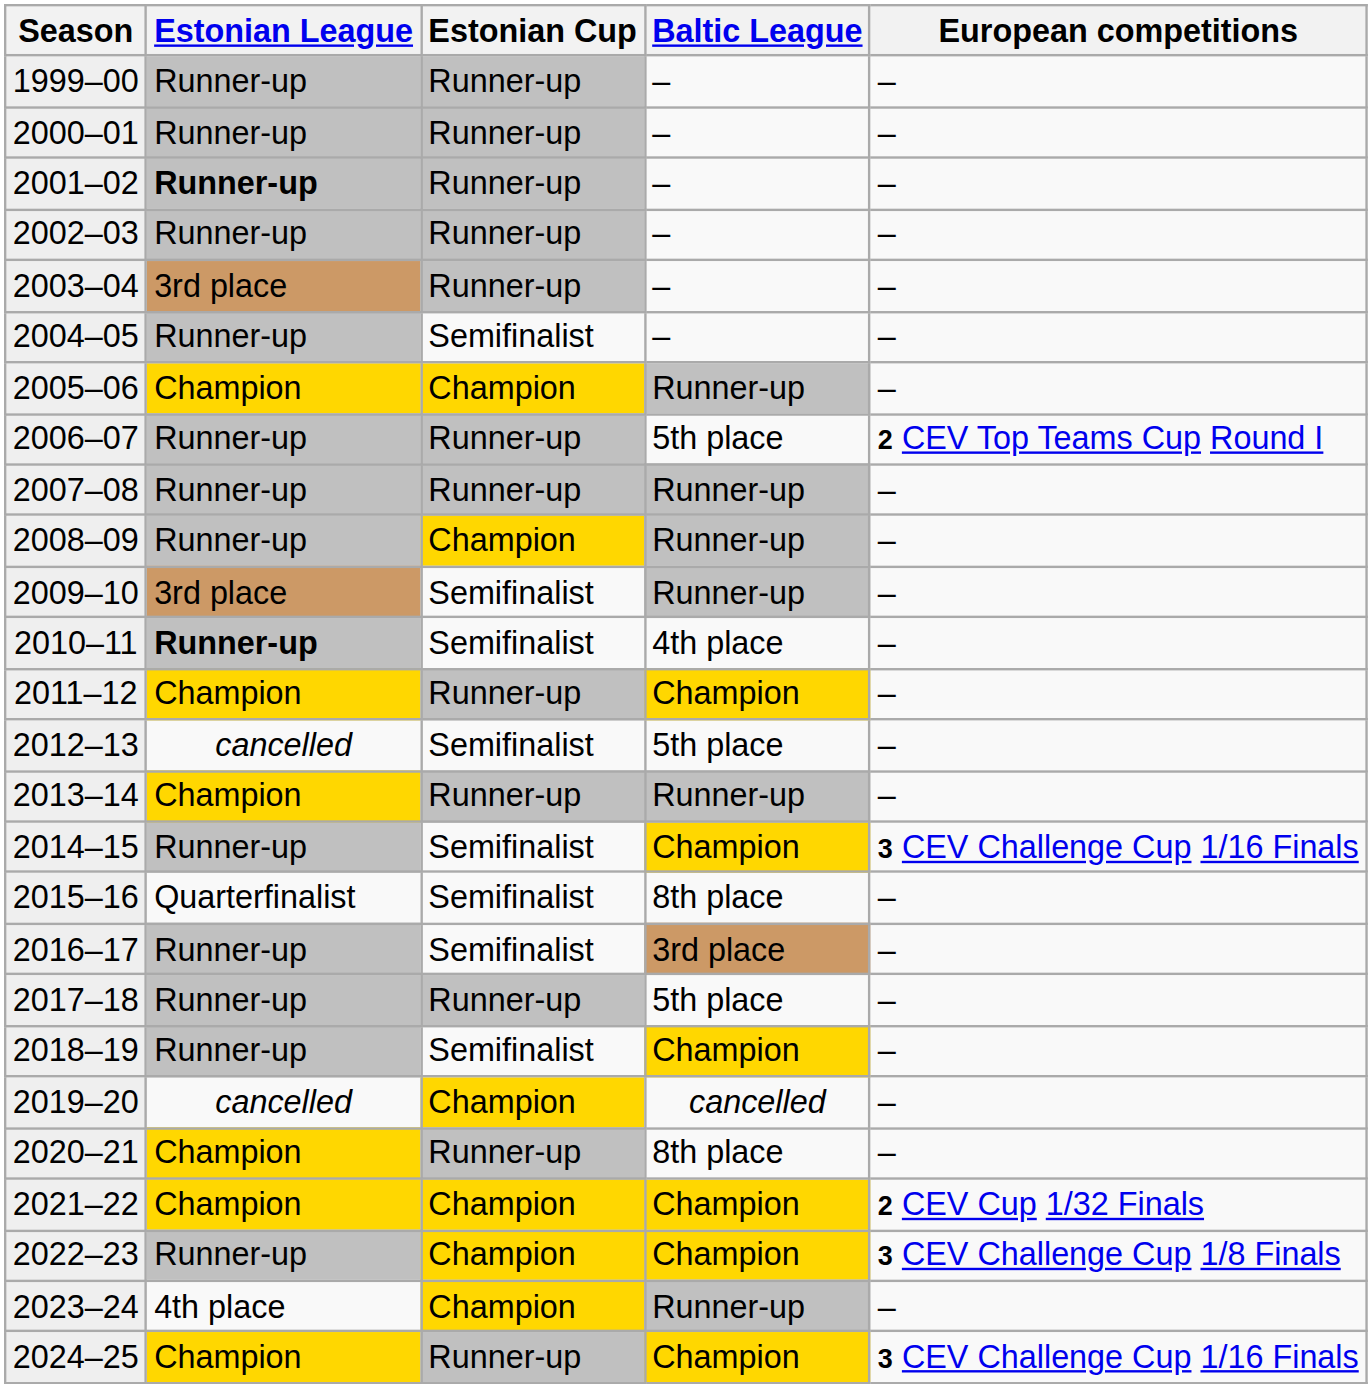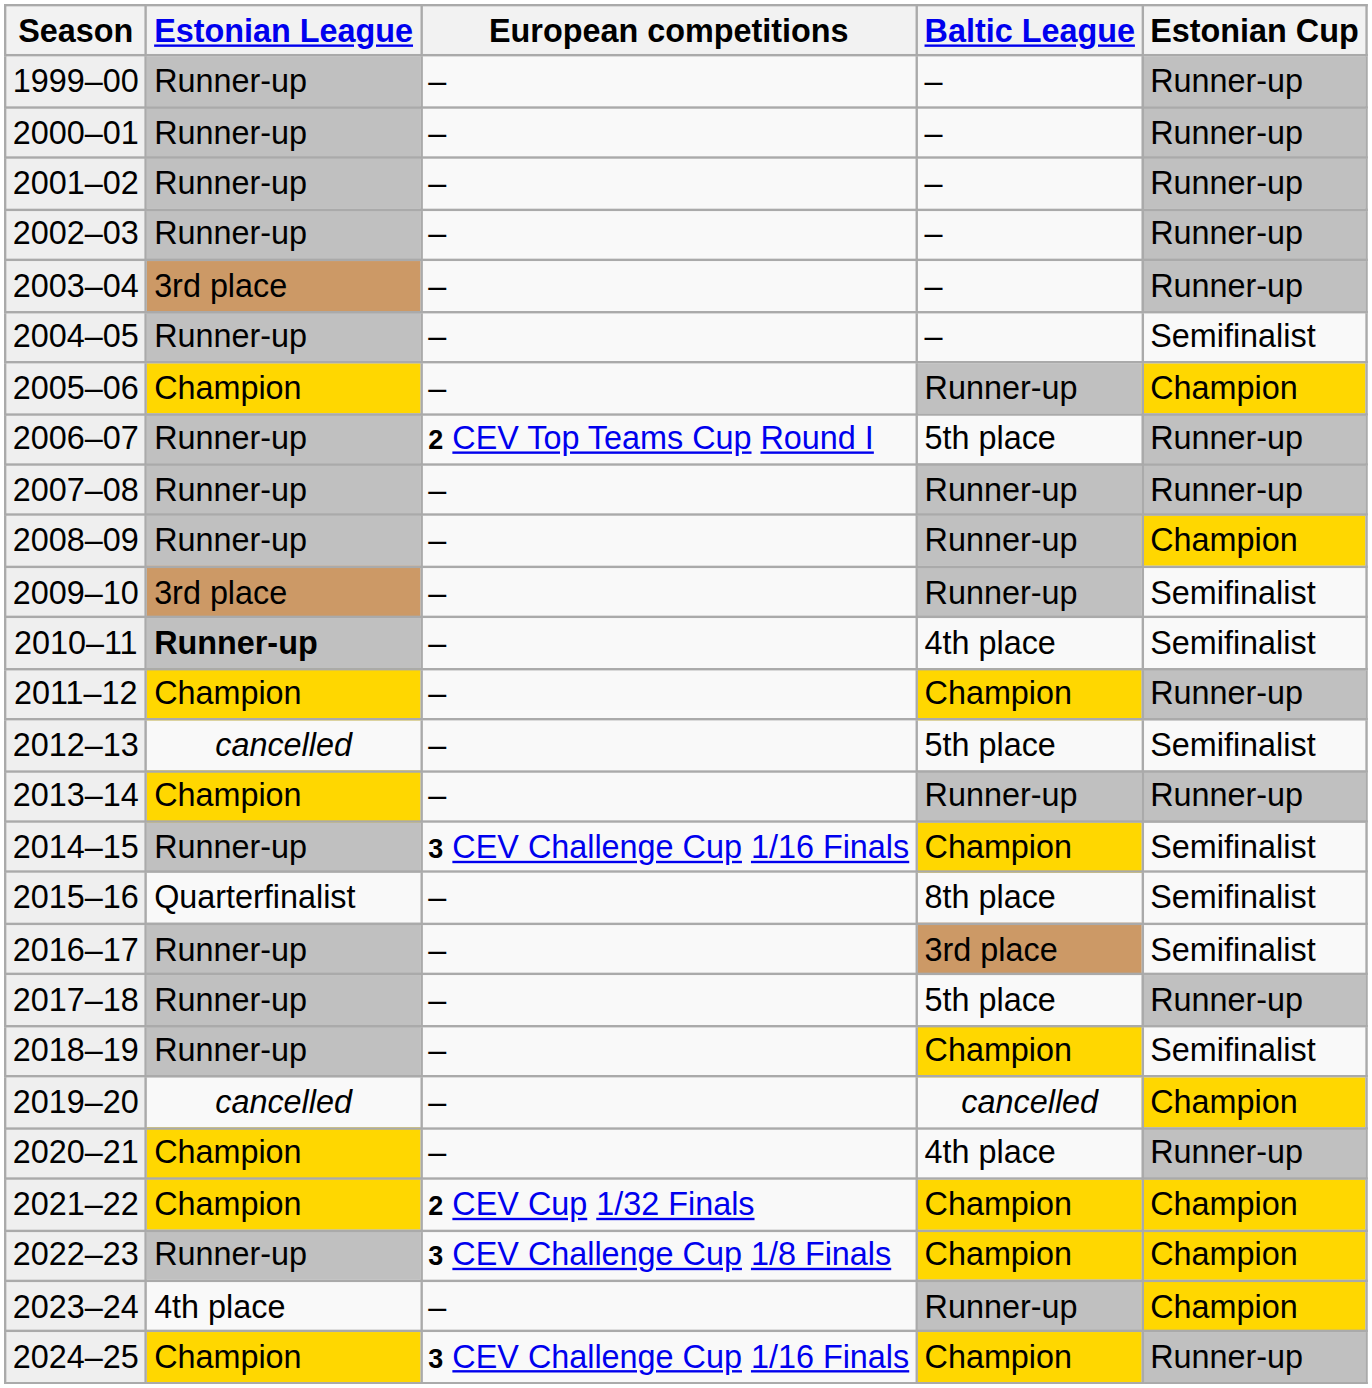columns swapped: (533, 30) <-> (1118, 30)
(236, 183) bold -> (231, 183) normal
(718, 1153) 8th place -> (990, 1153) 4th place
